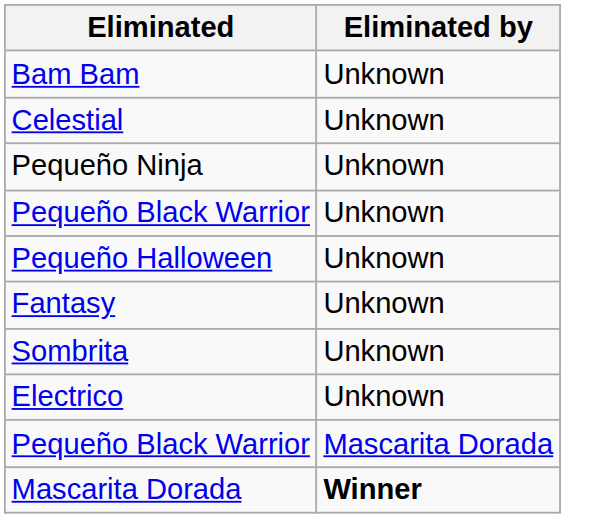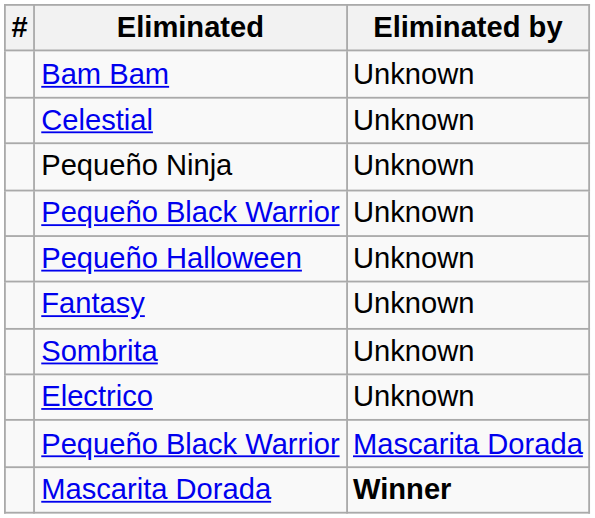+ column: (20, 27)
